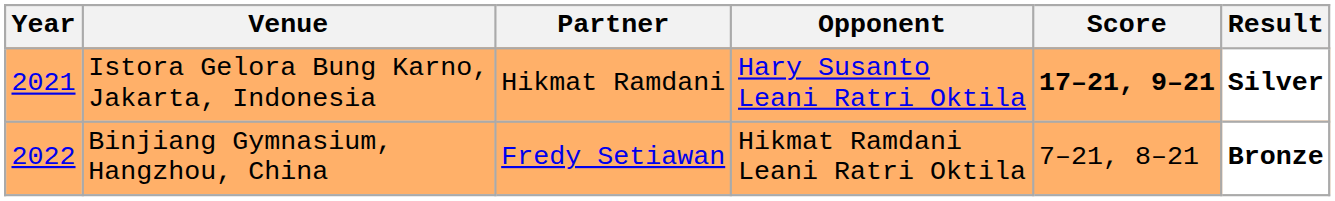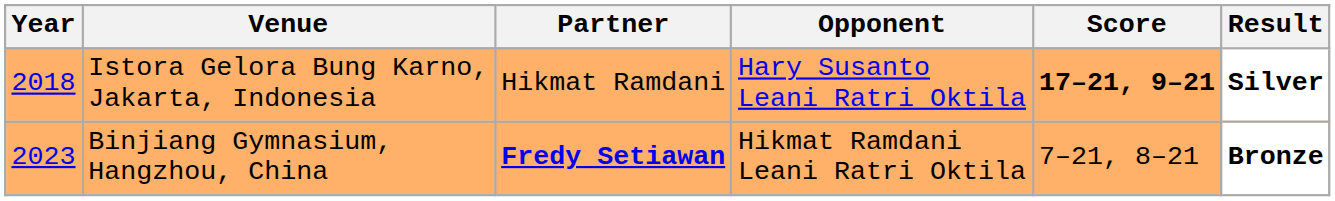(44, 85) 2021 -> (44, 85) 2018
(44, 158) 2022 -> (44, 158) 2023
(613, 158) normal -> (613, 158) bold
